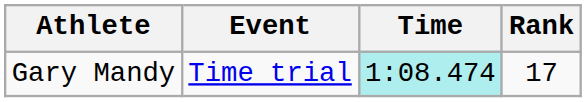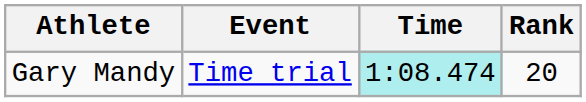(542, 74) 17 -> (542, 74) 20
